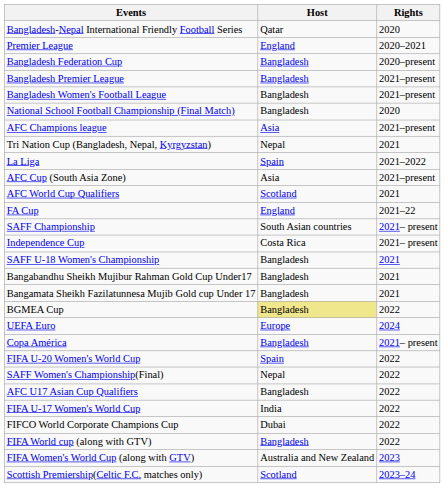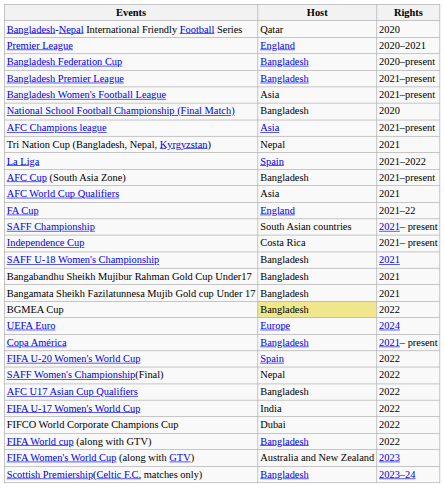(284, 95) Bangladesh -> (270, 95) Asia
(270, 177) Asia -> (284, 177) Bangladesh
(278, 194) Scotland -> (270, 194) Asia
(278, 474) Scotland -> (284, 474) Bangladesh
